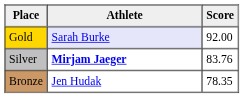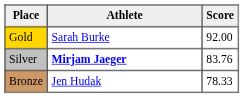(81, 37) lavender background -> (81, 37) no background
(219, 81) 78.35 -> (219, 81) 78.33
